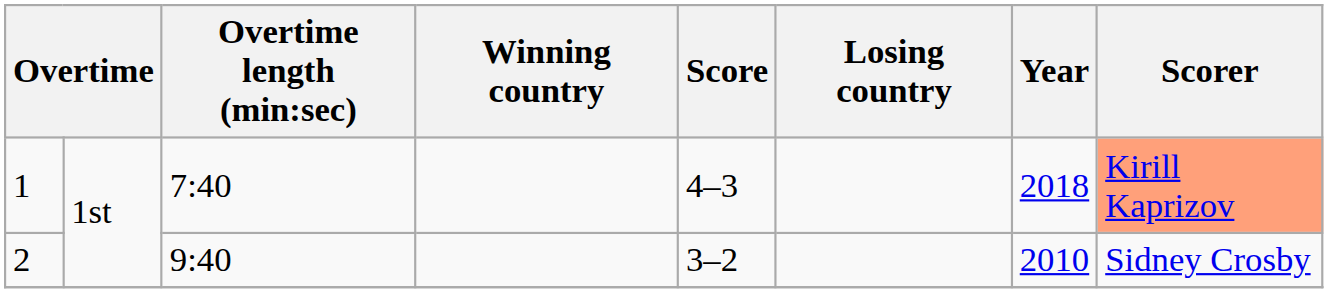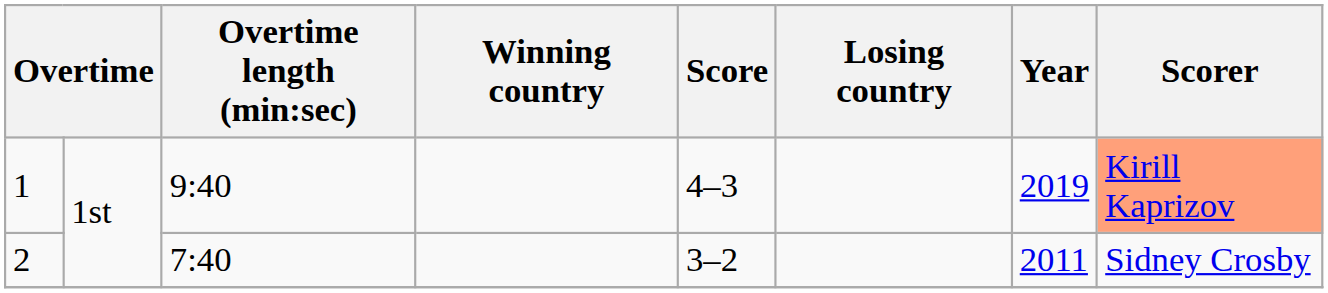(201, 184) 7:40 -> (201, 184) 9:40
(1054, 184) 2018 -> (1054, 184) 2019
(201, 259) 9:40 -> (201, 259) 7:40
(1054, 259) 2010 -> (1054, 259) 2011
